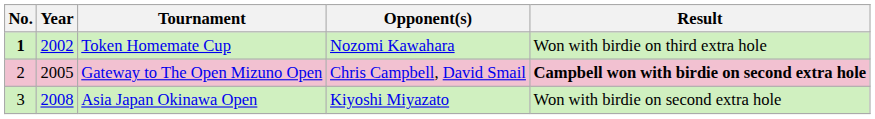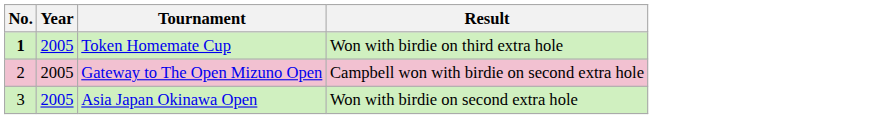- column: (428, 18)
(57, 45) 2002 -> (57, 45) 2005
(700, 72) bold -> (487, 72) normal
(57, 100) 2008 -> (57, 100) 2005
